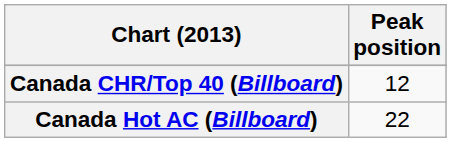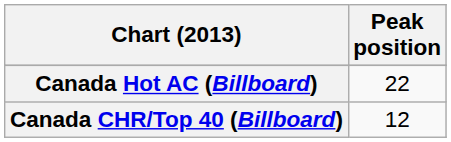rows swapped: (176, 83) <-> (176, 119)
